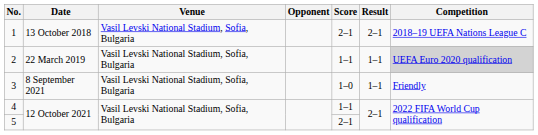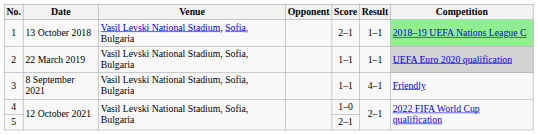(375, 33) 2–1 -> (375, 33) 1–1
(460, 33) no background -> (460, 33) lightgreen background
(346, 86) 1–0 -> (346, 86) 1–1
(375, 86) 1–1 -> (375, 86) 4–1
(346, 107) 1–1 -> (346, 107) 1–0
